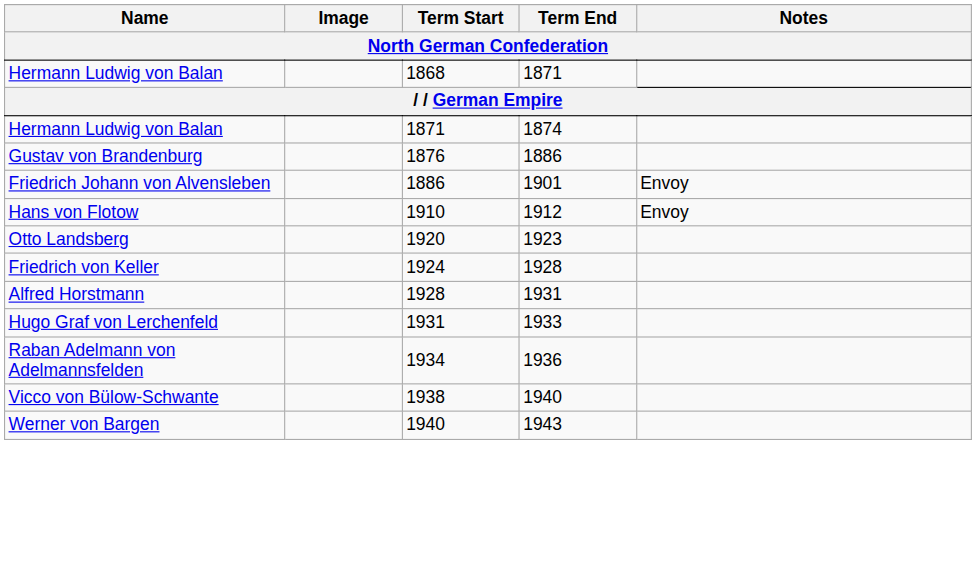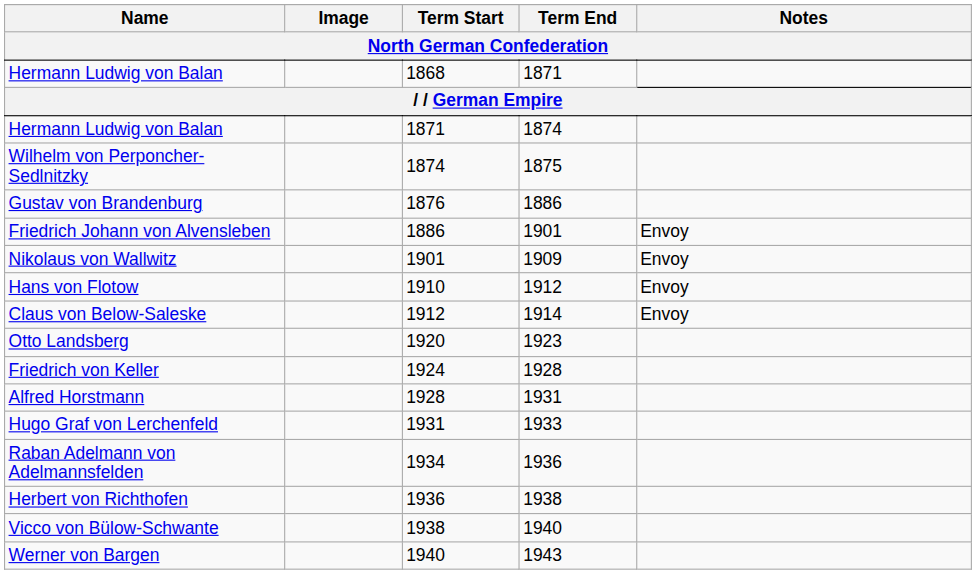+ row: (106, 166)
+ row: (93, 259)
+ row: (107, 314)
+ row: (98, 500)
